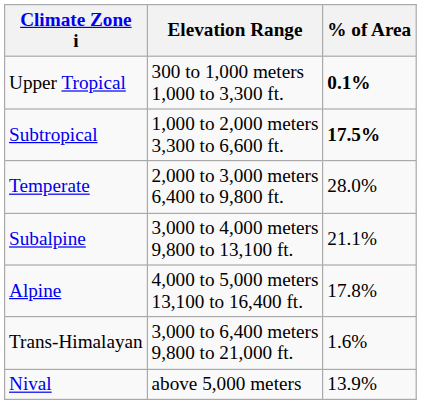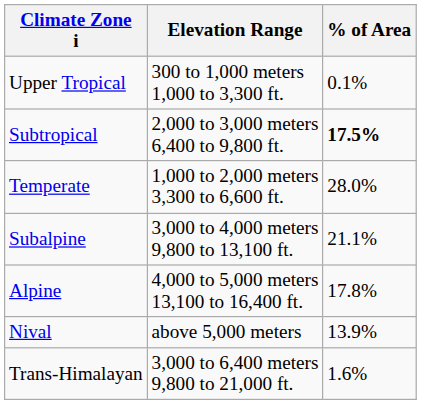(349, 82) bold -> (347, 82) normal
(235, 134) 1,000 to 2,000 meters 3,300 to 6,600 ft. -> (235, 134) 2,000 to 3,000 meters 6,400 to 9,800 ft.
(235, 186) 2,000 to 3,000 meters 6,400 to 9,800 ft. -> (235, 186) 1,000 to 2,000 meters 3,300 to 6,600 ft.
rows swapped: (30, 384) <-> (76, 342)
